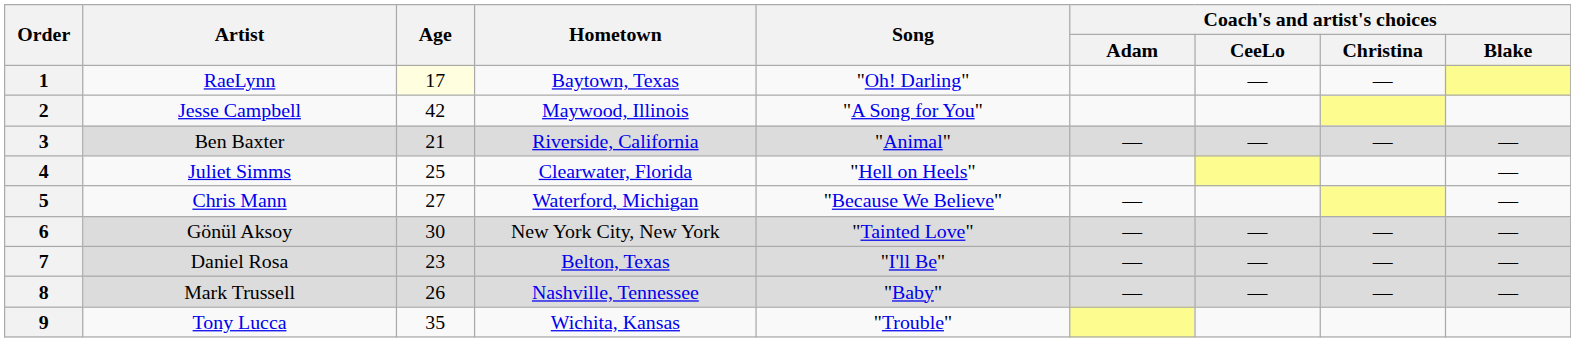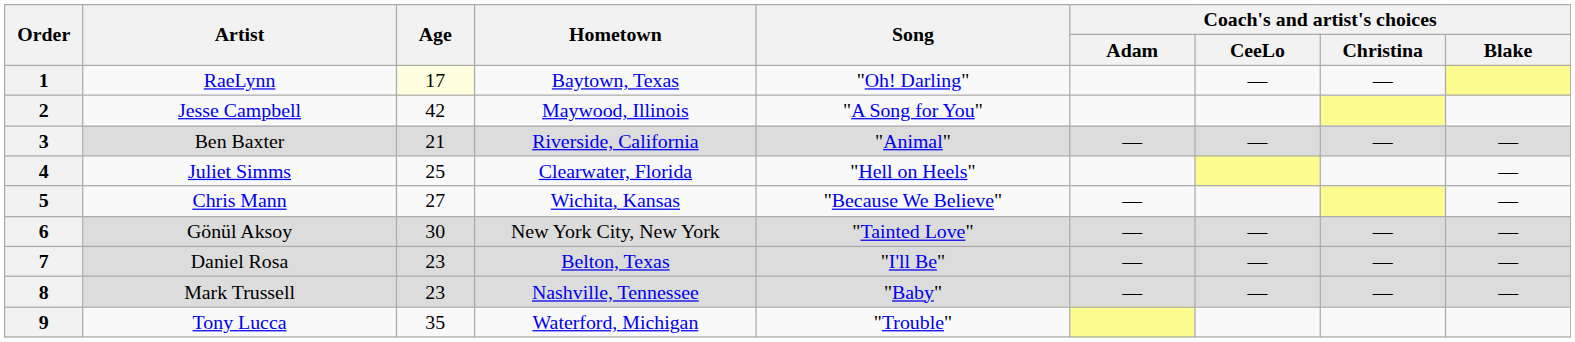(615, 201) Waterford, Michigan -> (615, 201) Wichita, Kansas
(435, 292) 26 -> (435, 292) 23
(615, 322) Wichita, Kansas -> (615, 322) Waterford, Michigan
